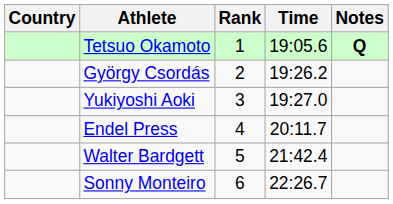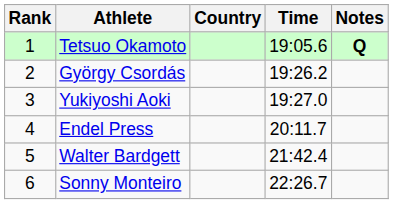columns swapped: (240, 18) <-> (42, 18)
